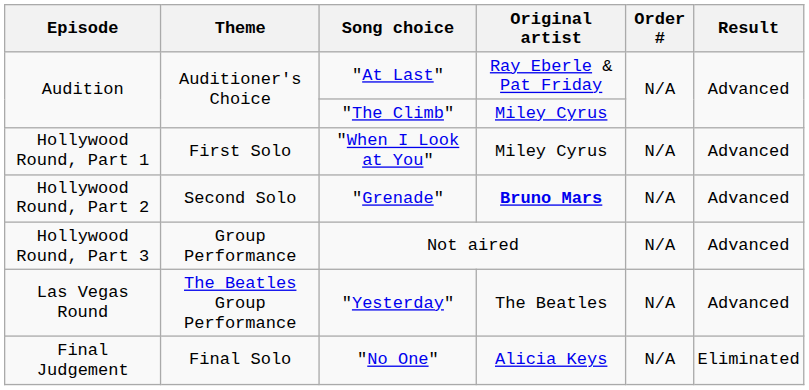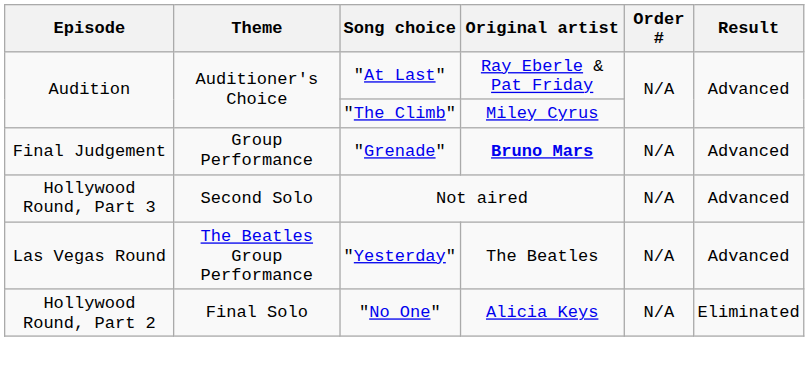- row: (398, 151)
(83, 198) Hollywood Round, Part 2 -> (89, 151) Final Judgement
(240, 198) Second Solo -> (257, 151) Group Performance
(240, 246) Group Performance -> (257, 198) Second Solo
(83, 360) Final Judgement -> (89, 313) Hollywood Round, Part 2
